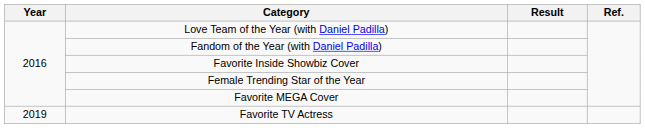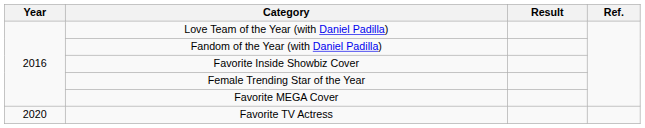(35, 115) 2019 -> (35, 115) 2020
